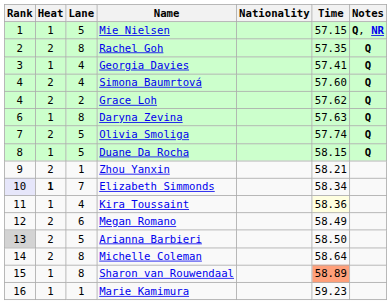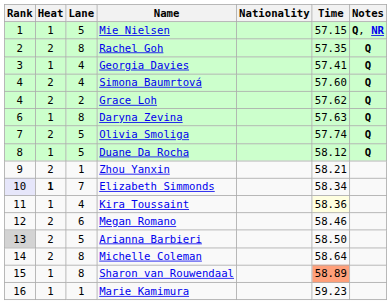(331, 152) 58.15 -> (331, 152) 58.12
(331, 222) 58.49 -> (331, 222) 58.46
